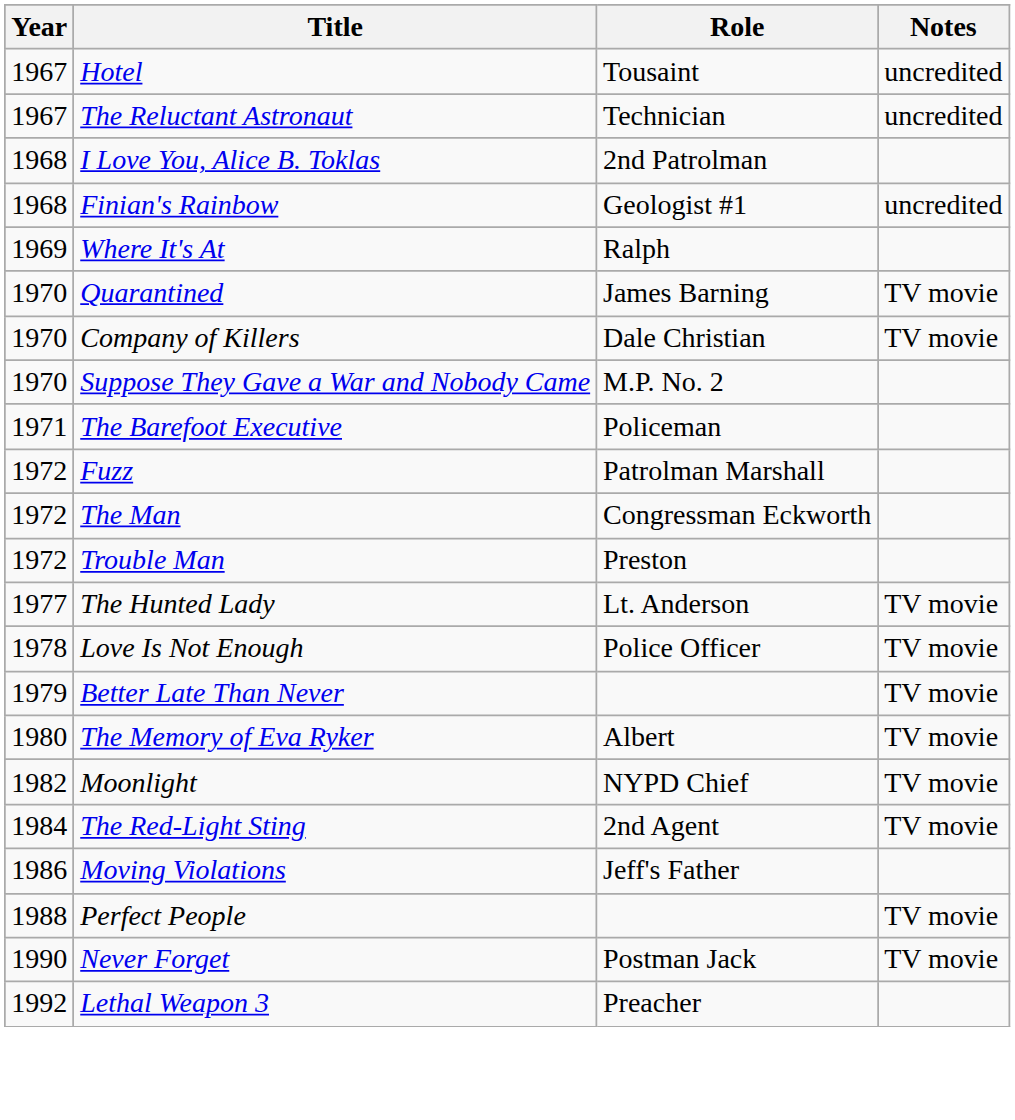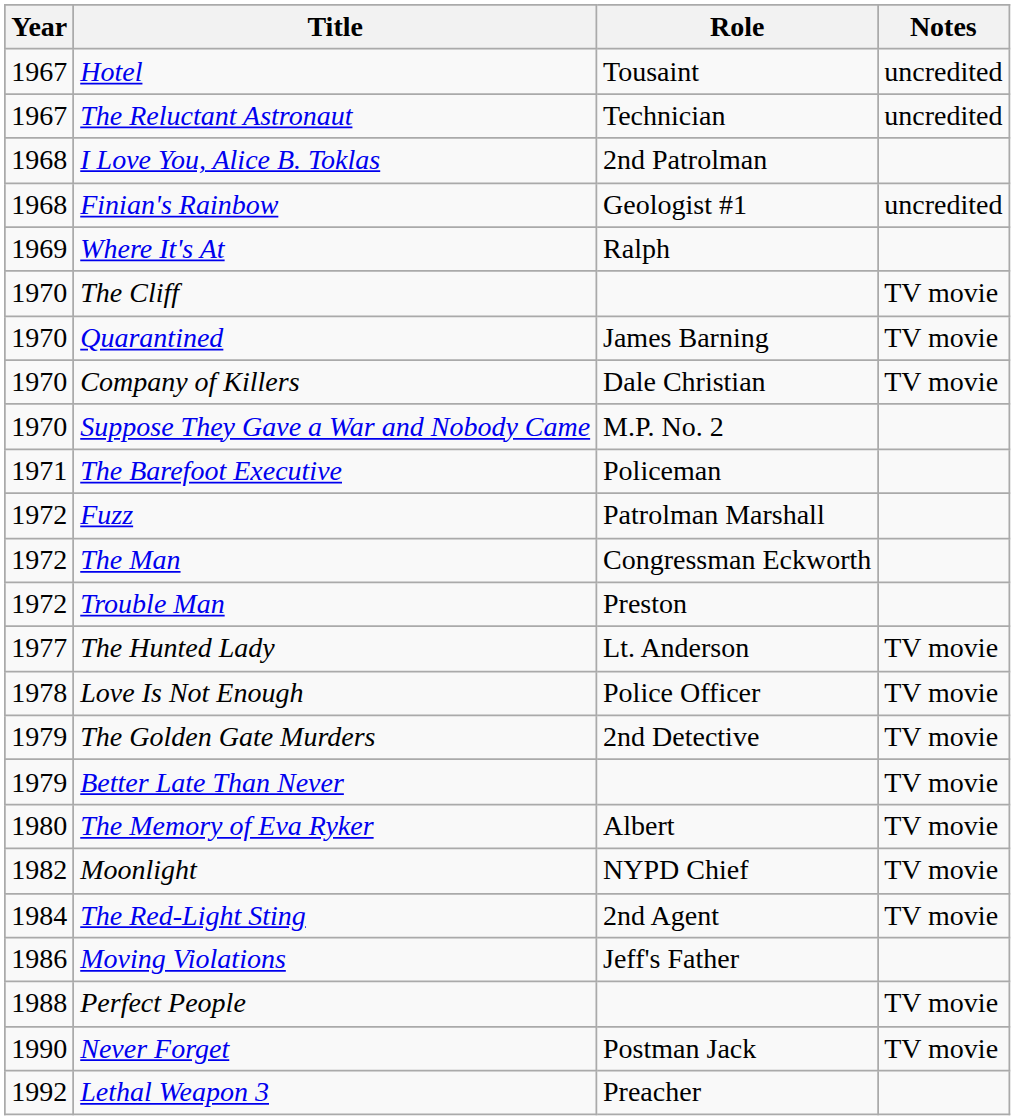+ row: (130, 293)
+ row: (228, 737)
